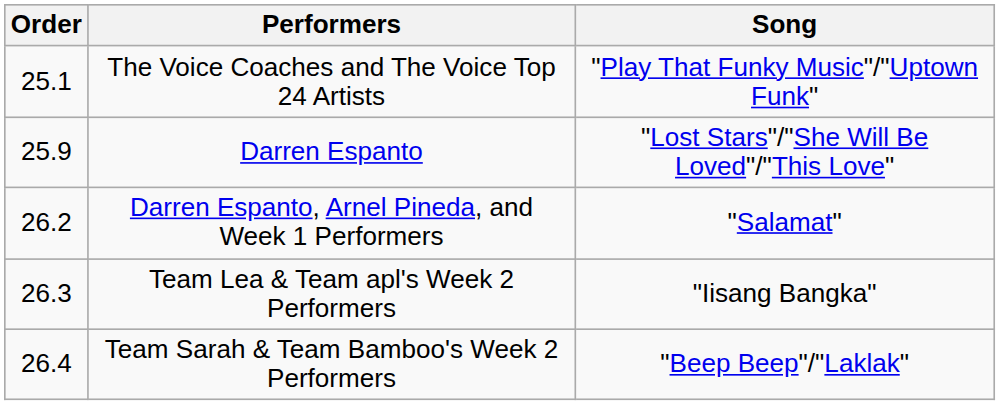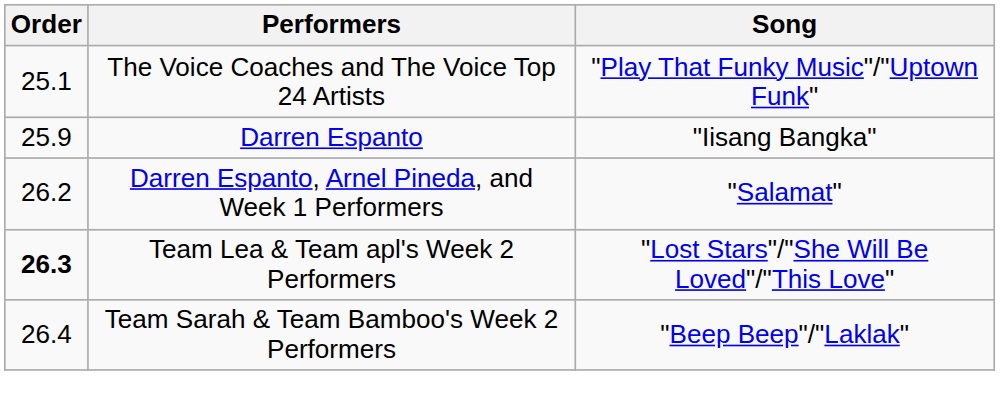(785, 151) "Lost Stars"/"She Will Be Loved"/"This Love" -> (785, 137) "Iisang Bangka"
(46, 293) normal -> (46, 263) bold
(785, 293) "Iisang Bangka" -> (785, 263) "Lost Stars"/"She Will Be Loved"/"This Love"
